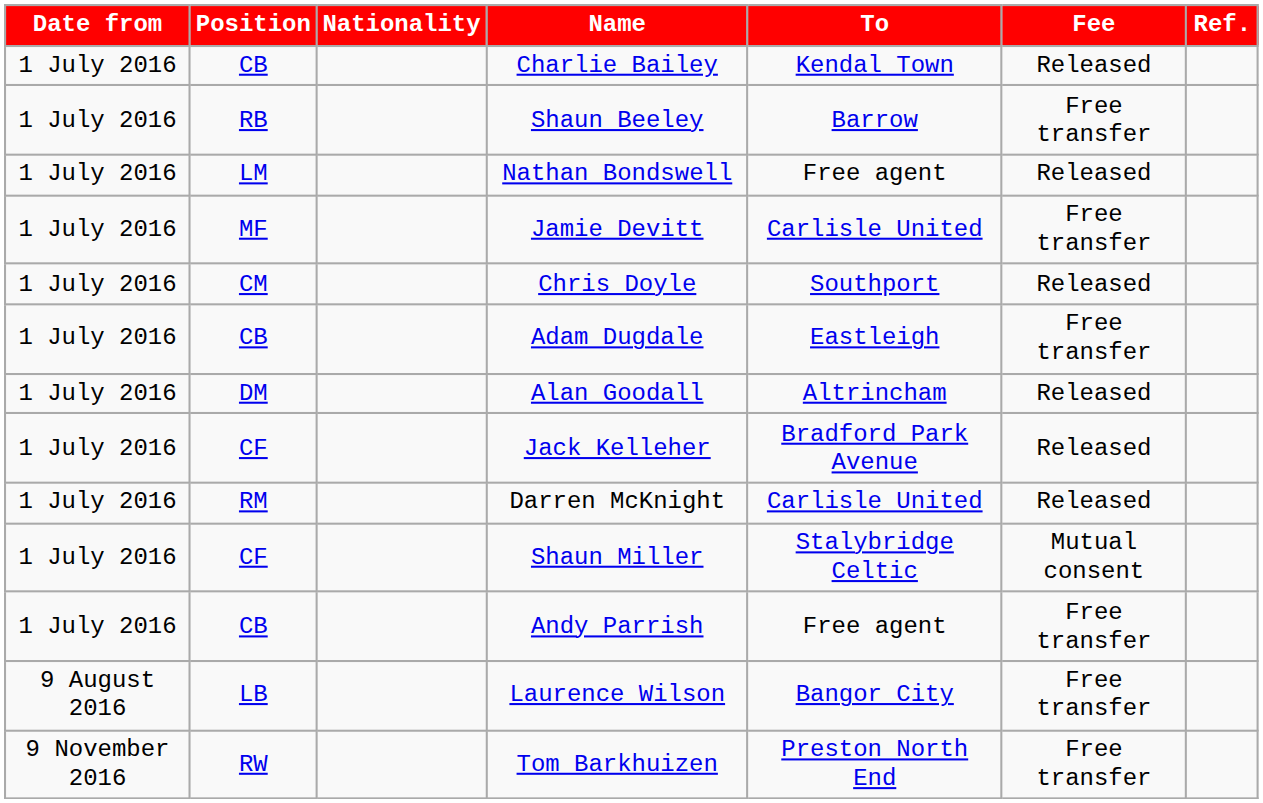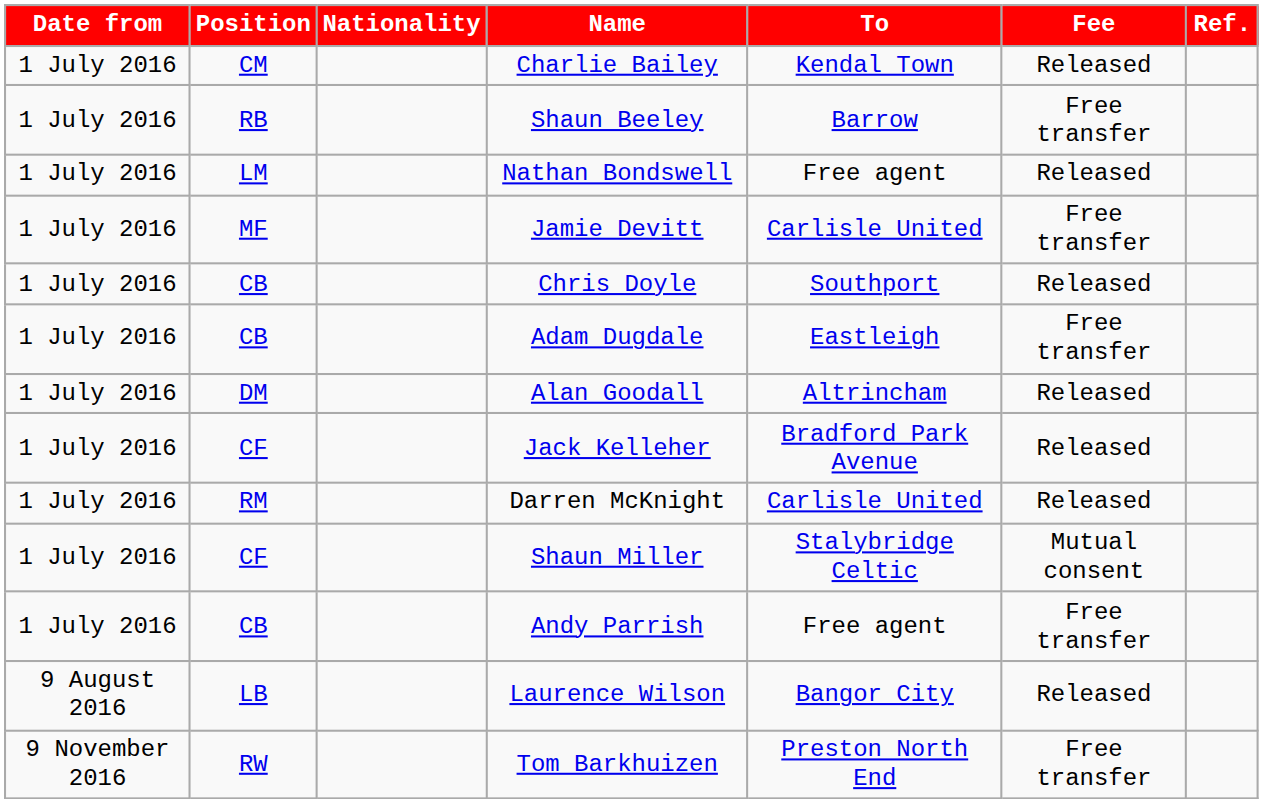(253, 65) CB -> (253, 65) CM
(253, 284) CM -> (253, 284) CB
(1094, 695) Free transfer -> (1094, 695) Released
